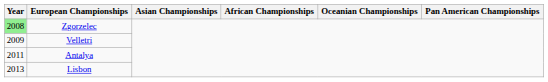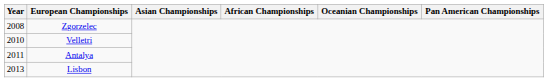(15, 26) lightgreen background -> (15, 26) no background
(15, 41) 2009 -> (15, 41) 2010
